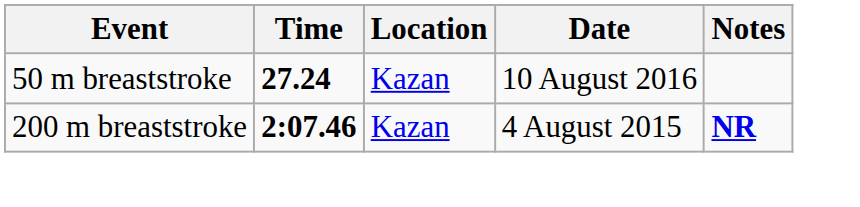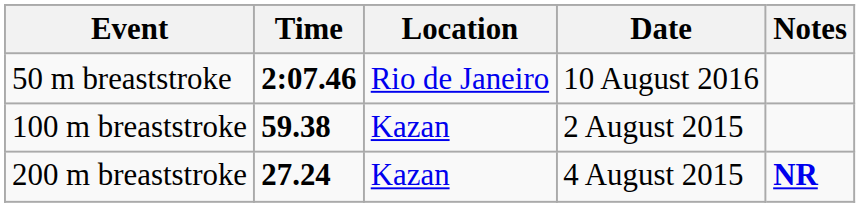(296, 77) 27.24 -> (309, 77) 2:07.46
(410, 77) Kazan -> (460, 77) Rio de Janeiro
+ row: (130, 126)
(309, 126) 2:07.46 -> (296, 175) 27.24
